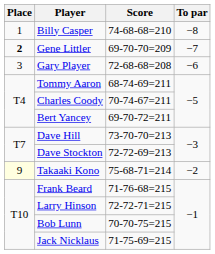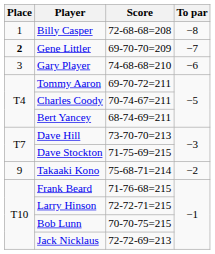(140, 30) 74-68-68=210 -> (140, 30) 72-68-68=208
(140, 65) 72-68-68=208 -> (140, 65) 74-68-68=210
(140, 83) 68-74-69=211 -> (140, 83) 69-70-72=211
(140, 118) 69-70-72=211 -> (140, 118) 68-74-69=211
(140, 153) 72-72-69=213 -> (140, 153) 71-75-69=215
(19, 170) lightyellow background -> (19, 170) no background
(140, 240) 71-75-69=215 -> (140, 240) 72-72-69=213
